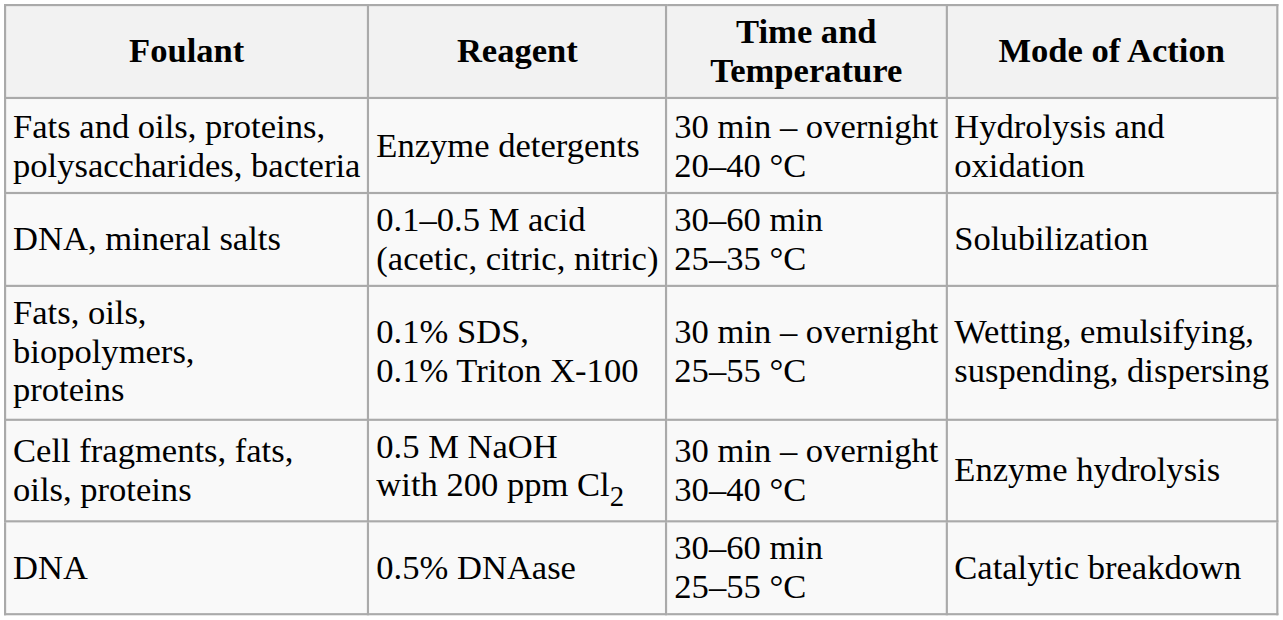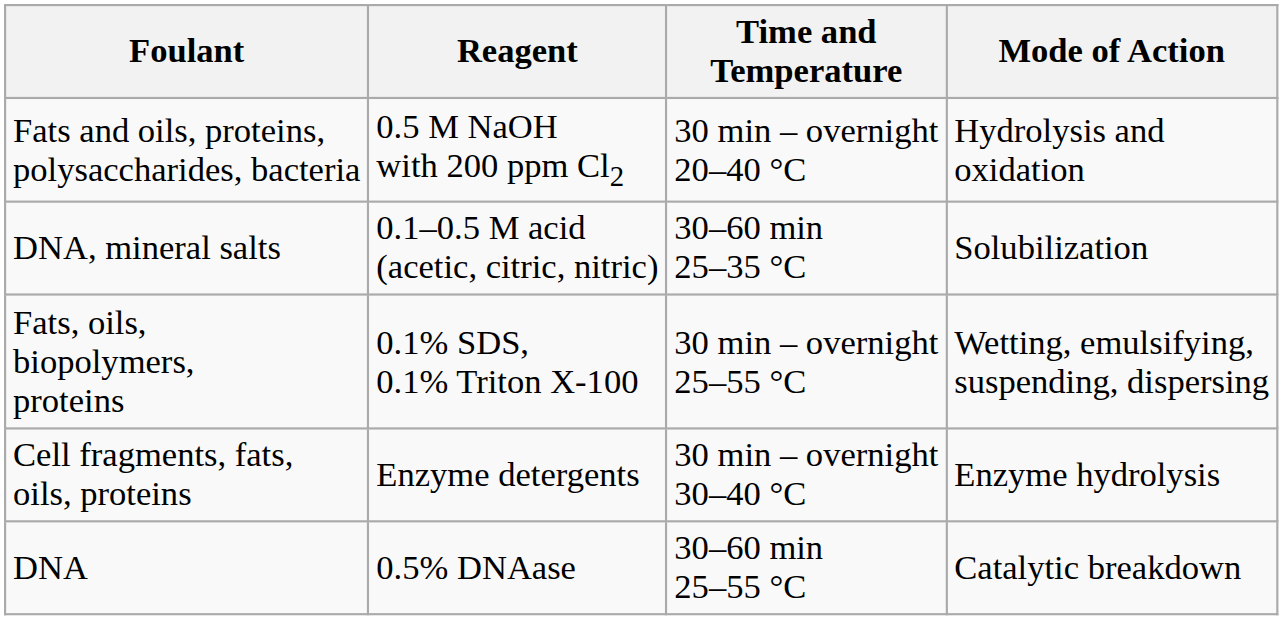(508, 145) Enzyme detergents -> (500, 149) 0.5 M NaOH with 200 ppm Cl2
(500, 469) 0.5 M NaOH with 200 ppm Cl2 -> (508, 474) Enzyme detergents
